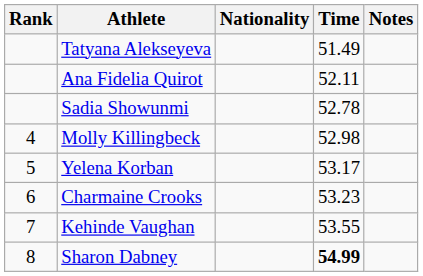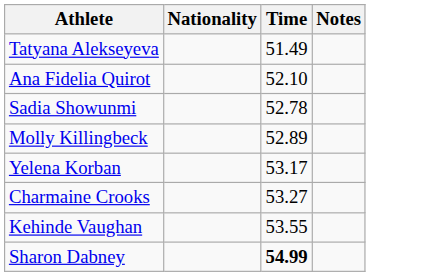- column: (31, 19)
(339, 78) 52.11 -> (287, 78) 52.10
(339, 138) 52.98 -> (287, 138) 52.89
(339, 197) 53.23 -> (287, 197) 53.27
